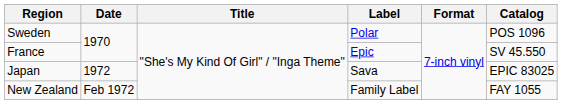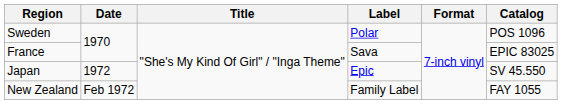(362, 52) Epic -> (364, 52) Sava
(517, 52) SV 45.550 -> (522, 52) EPIC 83025
(364, 71) Sava -> (362, 71) Epic
(522, 71) EPIC 83025 -> (517, 71) SV 45.550
